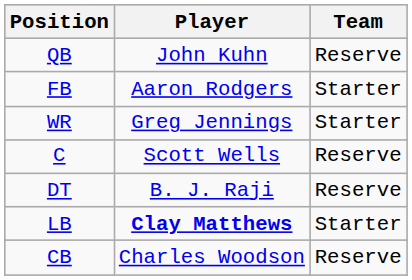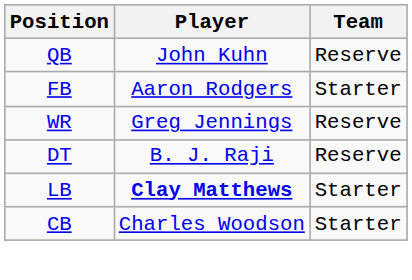(358, 123) Starter -> (358, 123) Reserve
- row: (59, 156)
(358, 257) Reserve -> (358, 224) Starter
